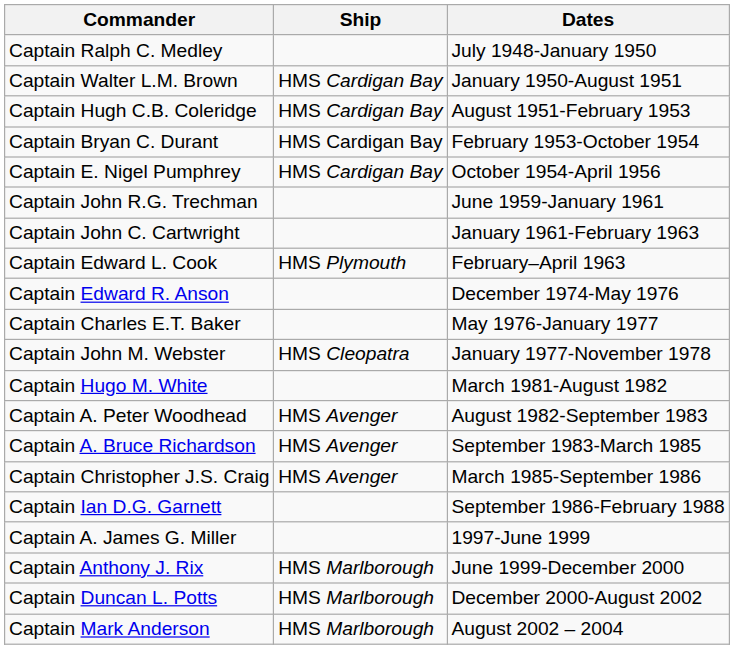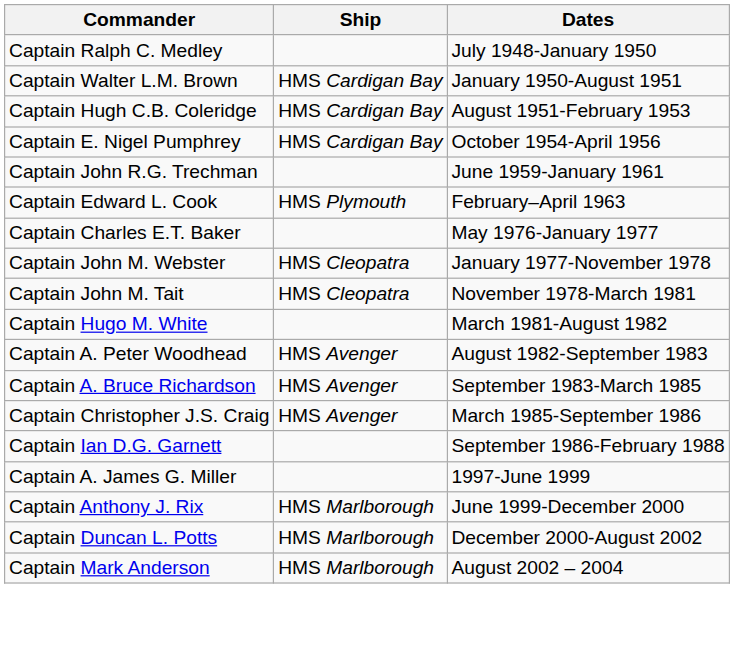- row: (114, 141)
- row: (124, 232)
- row: (119, 293)
+ row: (96, 293)
